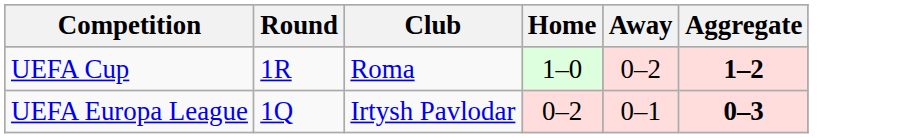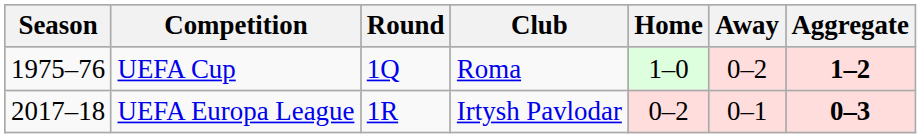+ column: (58, 25)
(276, 68) 1R -> (383, 68) 1Q
(277, 111) 1Q -> (382, 111) 1R
